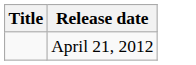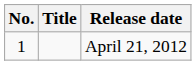+ column: (21, 18)
